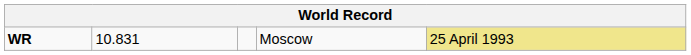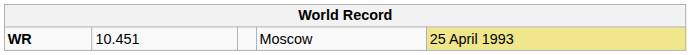(117, 38) 10.831 -> (117, 38) 10.451
